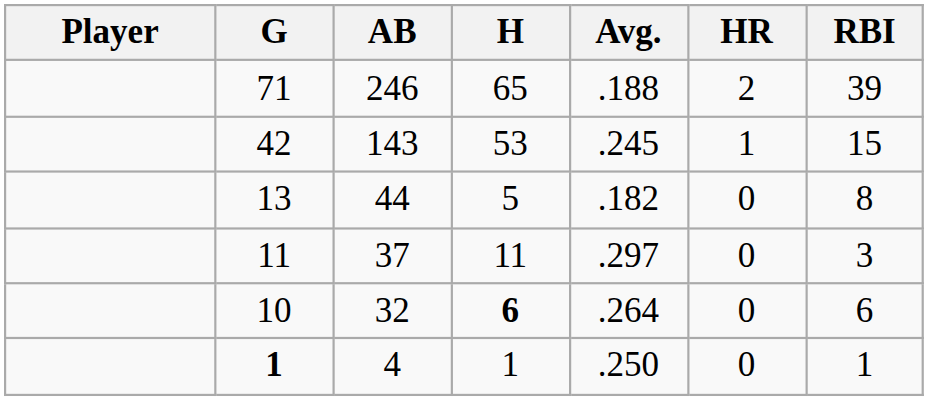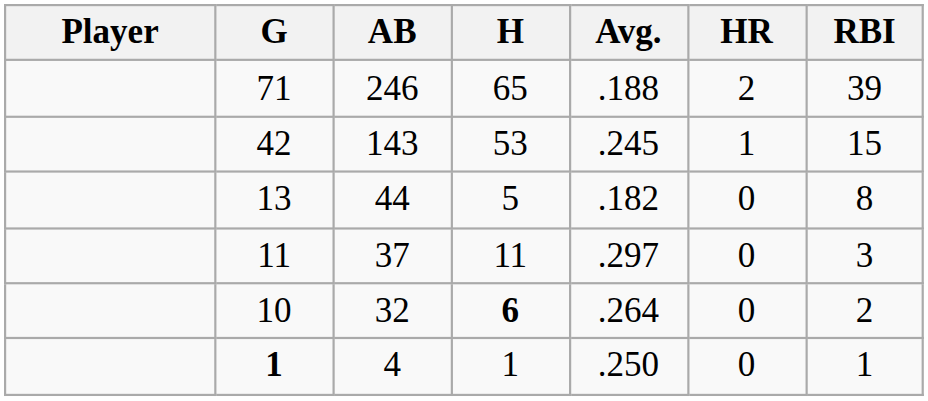(865, 310) 6 -> (865, 310) 2
